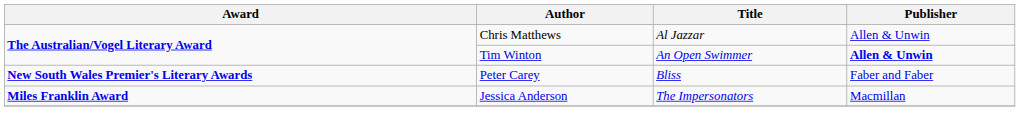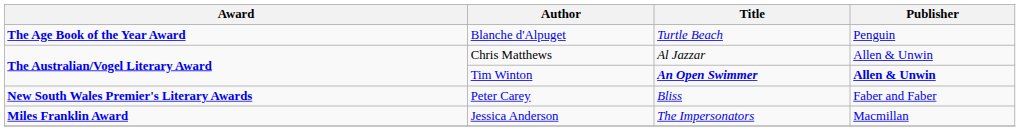+ row: (518, 34)
(704, 55) normal -> (707, 75) bold
